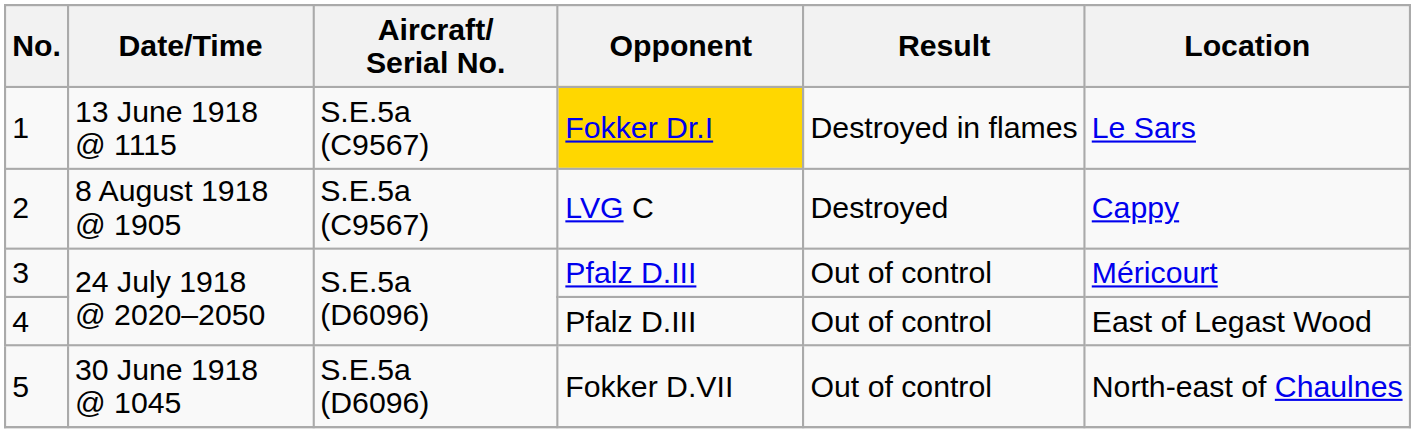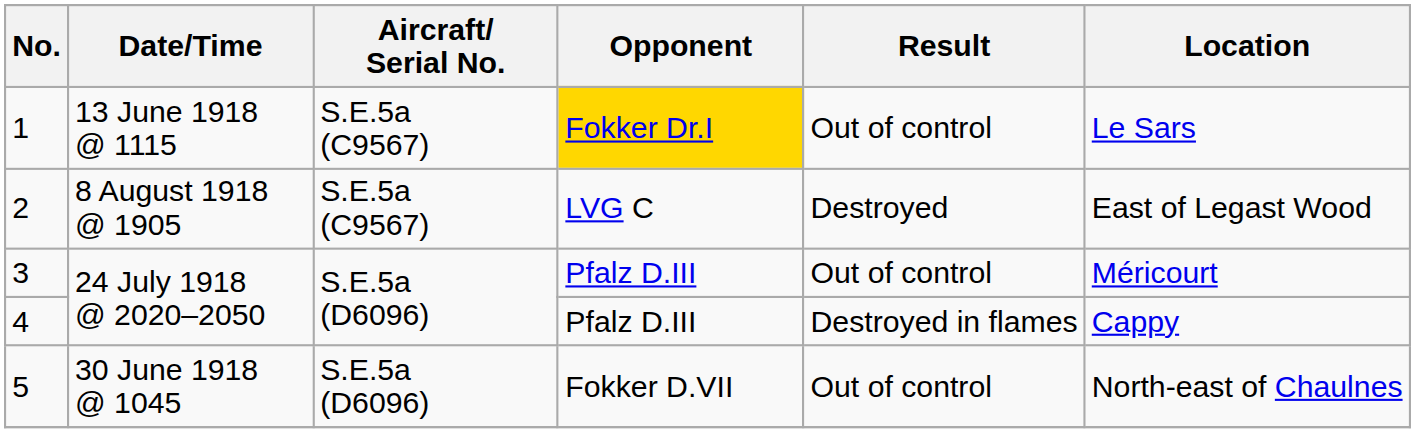(944, 128) Destroyed in flames -> (901, 128) Out of control
(1135, 209) Cappy -> (1232, 209) East of Legast Wood
(901, 321) Out of control -> (944, 321) Destroyed in flames
(1232, 321) East of Legast Wood -> (1135, 321) Cappy
